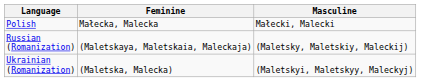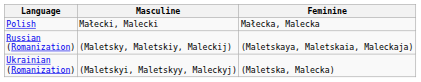columns swapped: (335, 11) <-> (165, 11)
